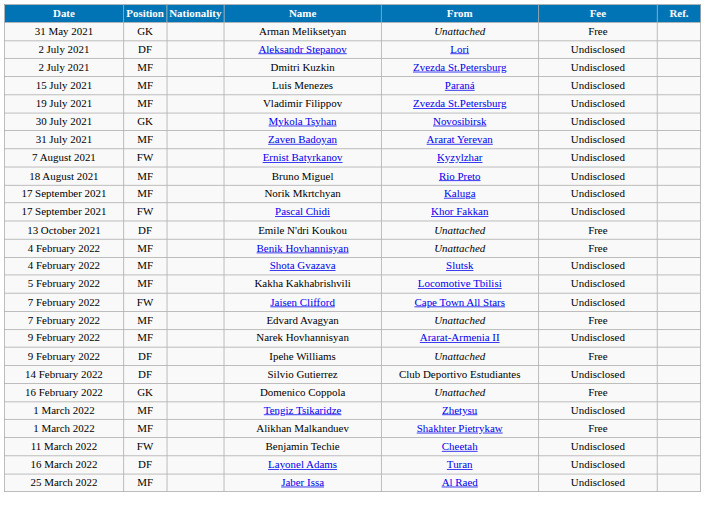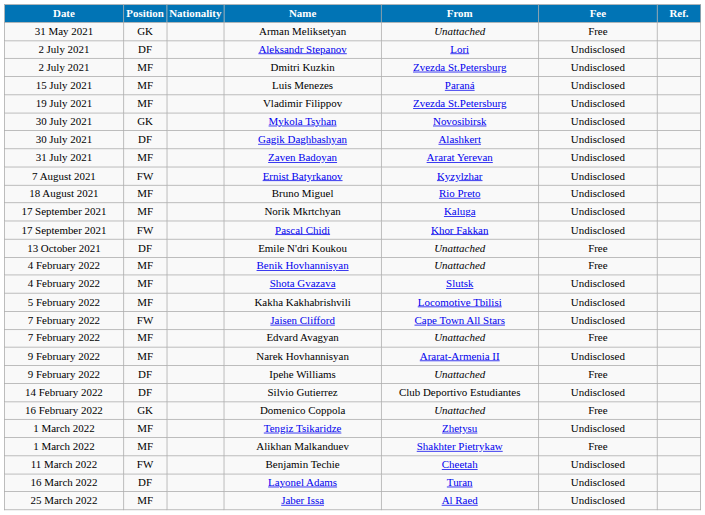+ row: (303, 140)
